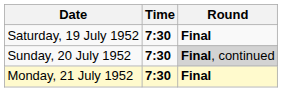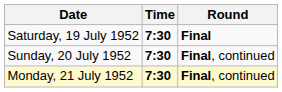(228, 55) lightgrey background -> (228, 55) no background
(196, 76) Final -> (228, 76) Final, continued
